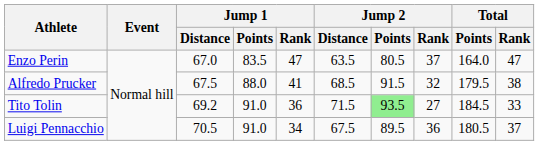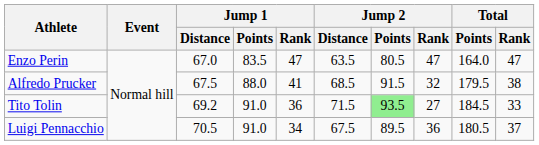(433, 61) 37 -> (433, 61) 47
